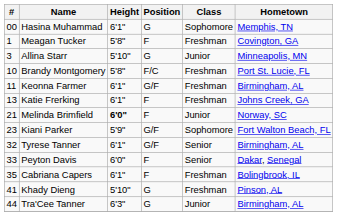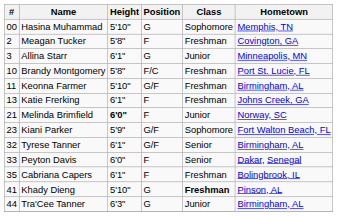(118, 27) 6'1" -> (120, 27) 5'10"
(9, 42) 1 -> (9, 42) 2
(120, 56) 5'10" -> (118, 56) 6'1"
(118, 86) 6'1" -> (120, 86) 5'10"
(206, 190) normal -> (207, 190) bold
